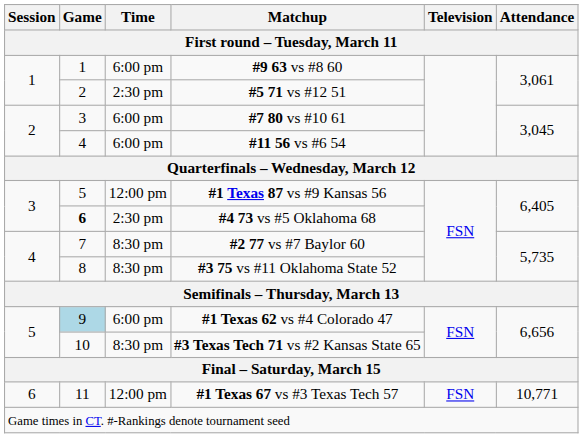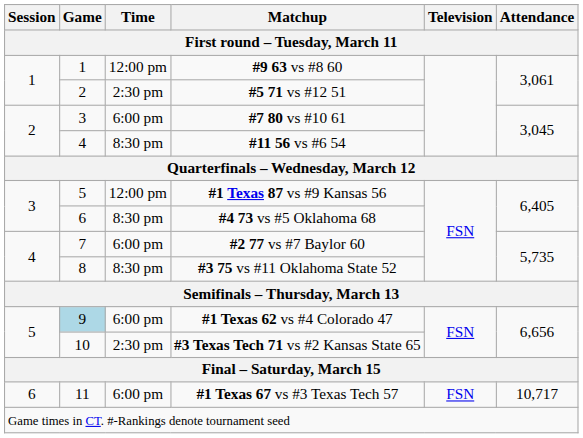(138, 67) 6:00 pm -> (138, 67) 12:00 pm
(138, 143) 6:00 pm -> (138, 143) 8:30 pm
(82, 218) bold -> (82, 218) normal
(138, 218) 2:30 pm -> (138, 218) 8:30 pm
(138, 244) 8:30 pm -> (138, 244) 6:00 pm
(138, 344) 8:30 pm -> (138, 344) 2:30 pm
(138, 395) 12:00 pm -> (138, 395) 6:00 pm
(537, 395) 10,771 -> (537, 395) 10,717
